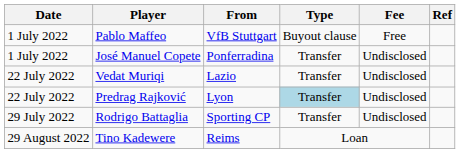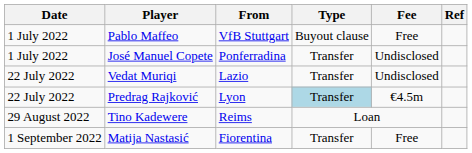(395, 96) Undisclosed -> (407, 96) €4.5m
- row: (142, 117)
+ row: (148, 138)
